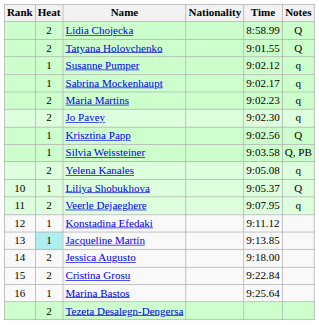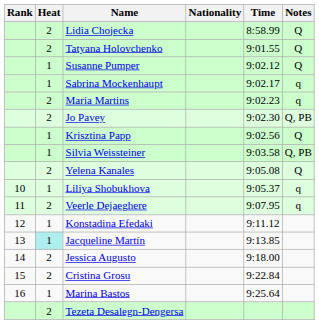(298, 65) q -> (298, 65) Q
(298, 118) q -> (298, 118) Q, PB
(298, 170) q -> (298, 170) Q
(298, 188) Q -> (298, 188) q
